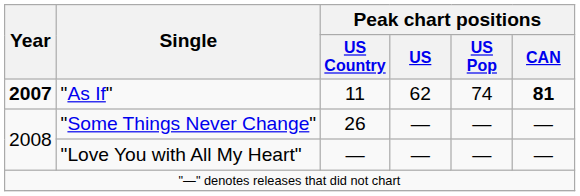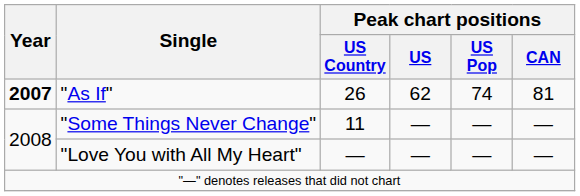(355, 93) 11 -> (355, 93) 26
(543, 93) bold -> (543, 93) normal
(355, 124) 26 -> (355, 124) 11
